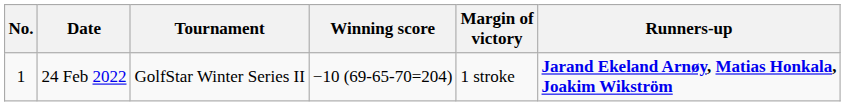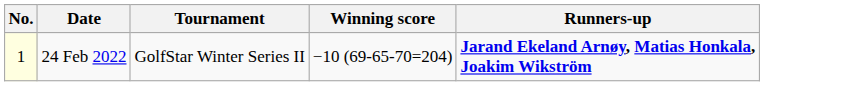- column: (497, 28)
(21, 77) no background -> (21, 56) lightyellow background
